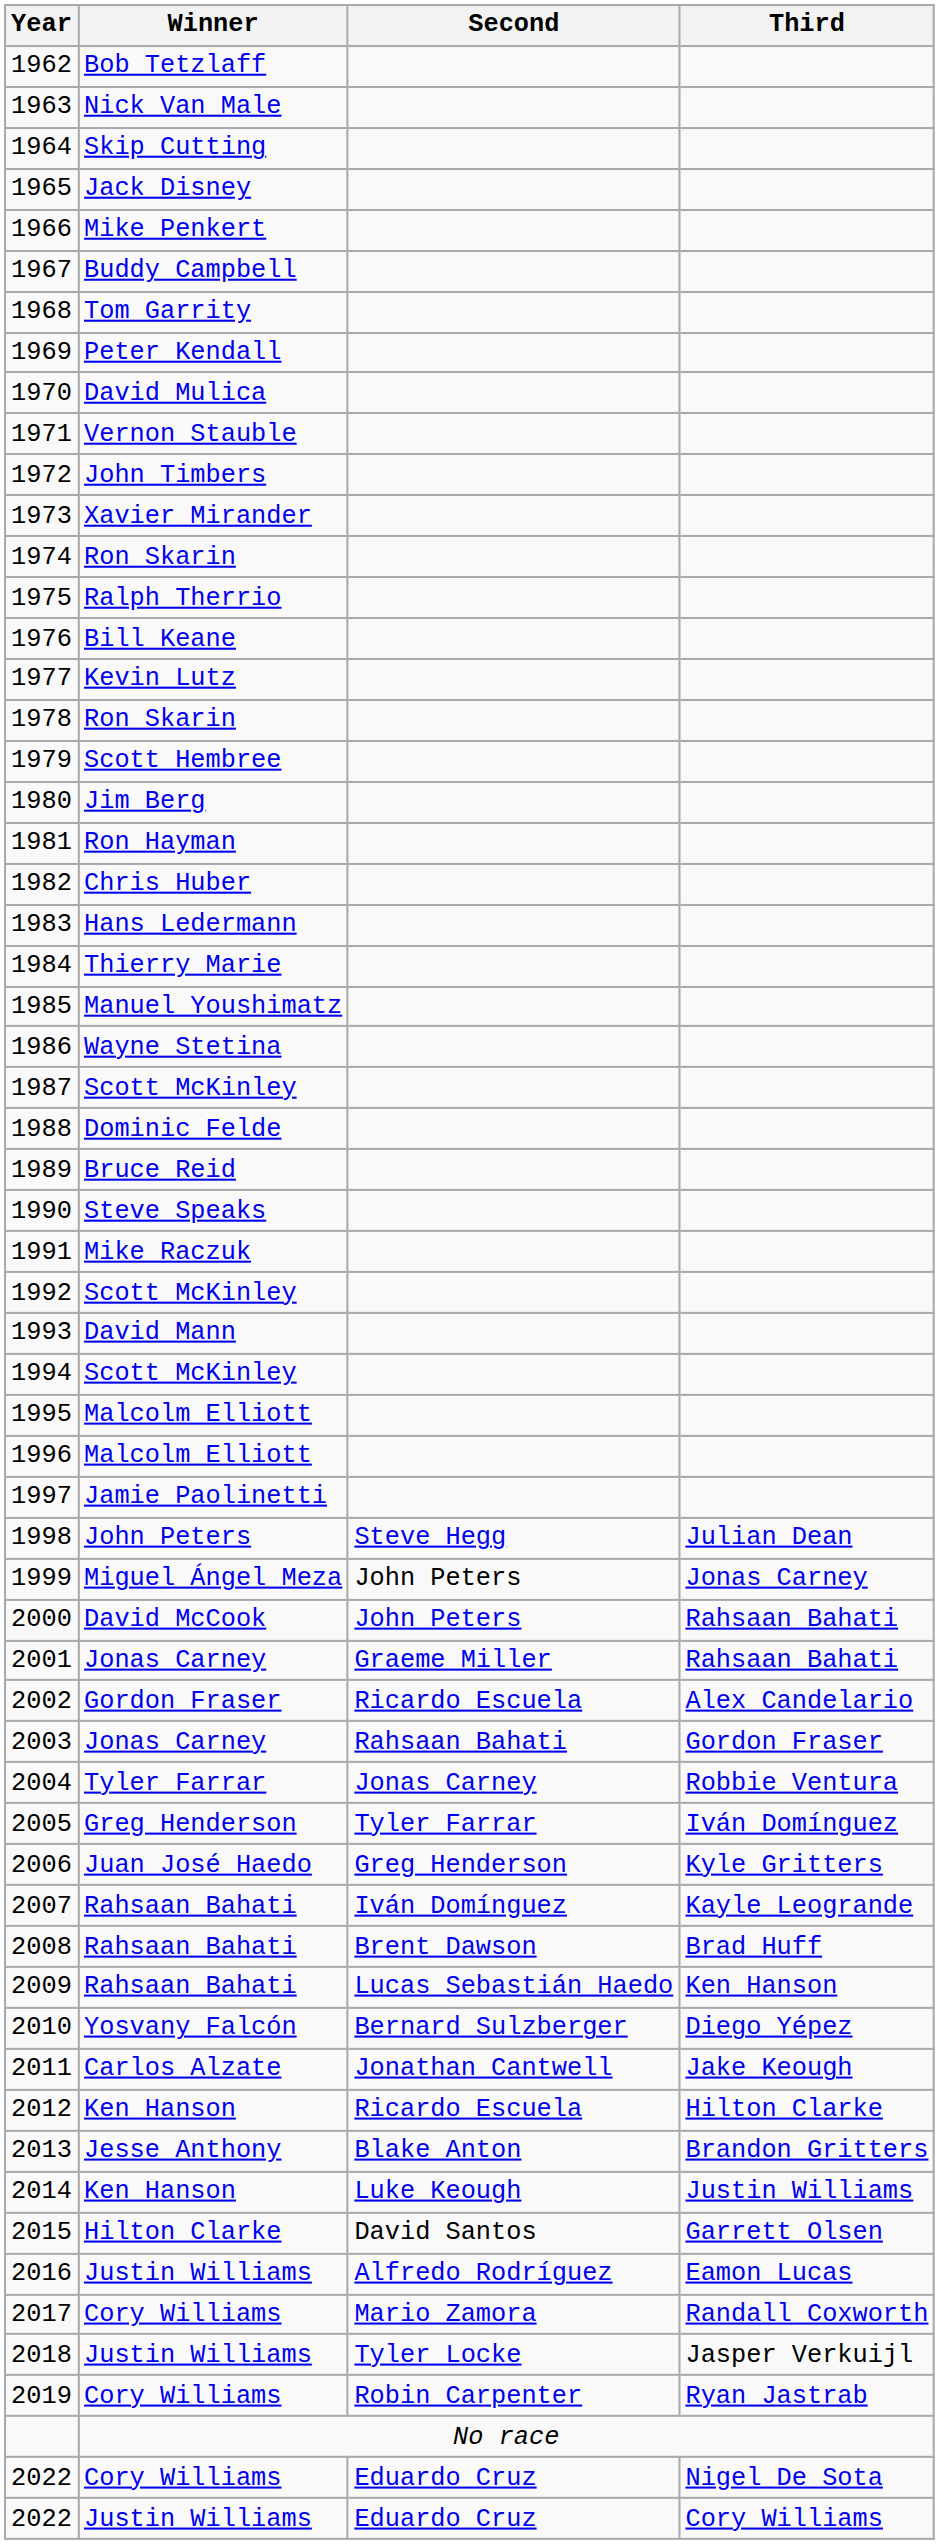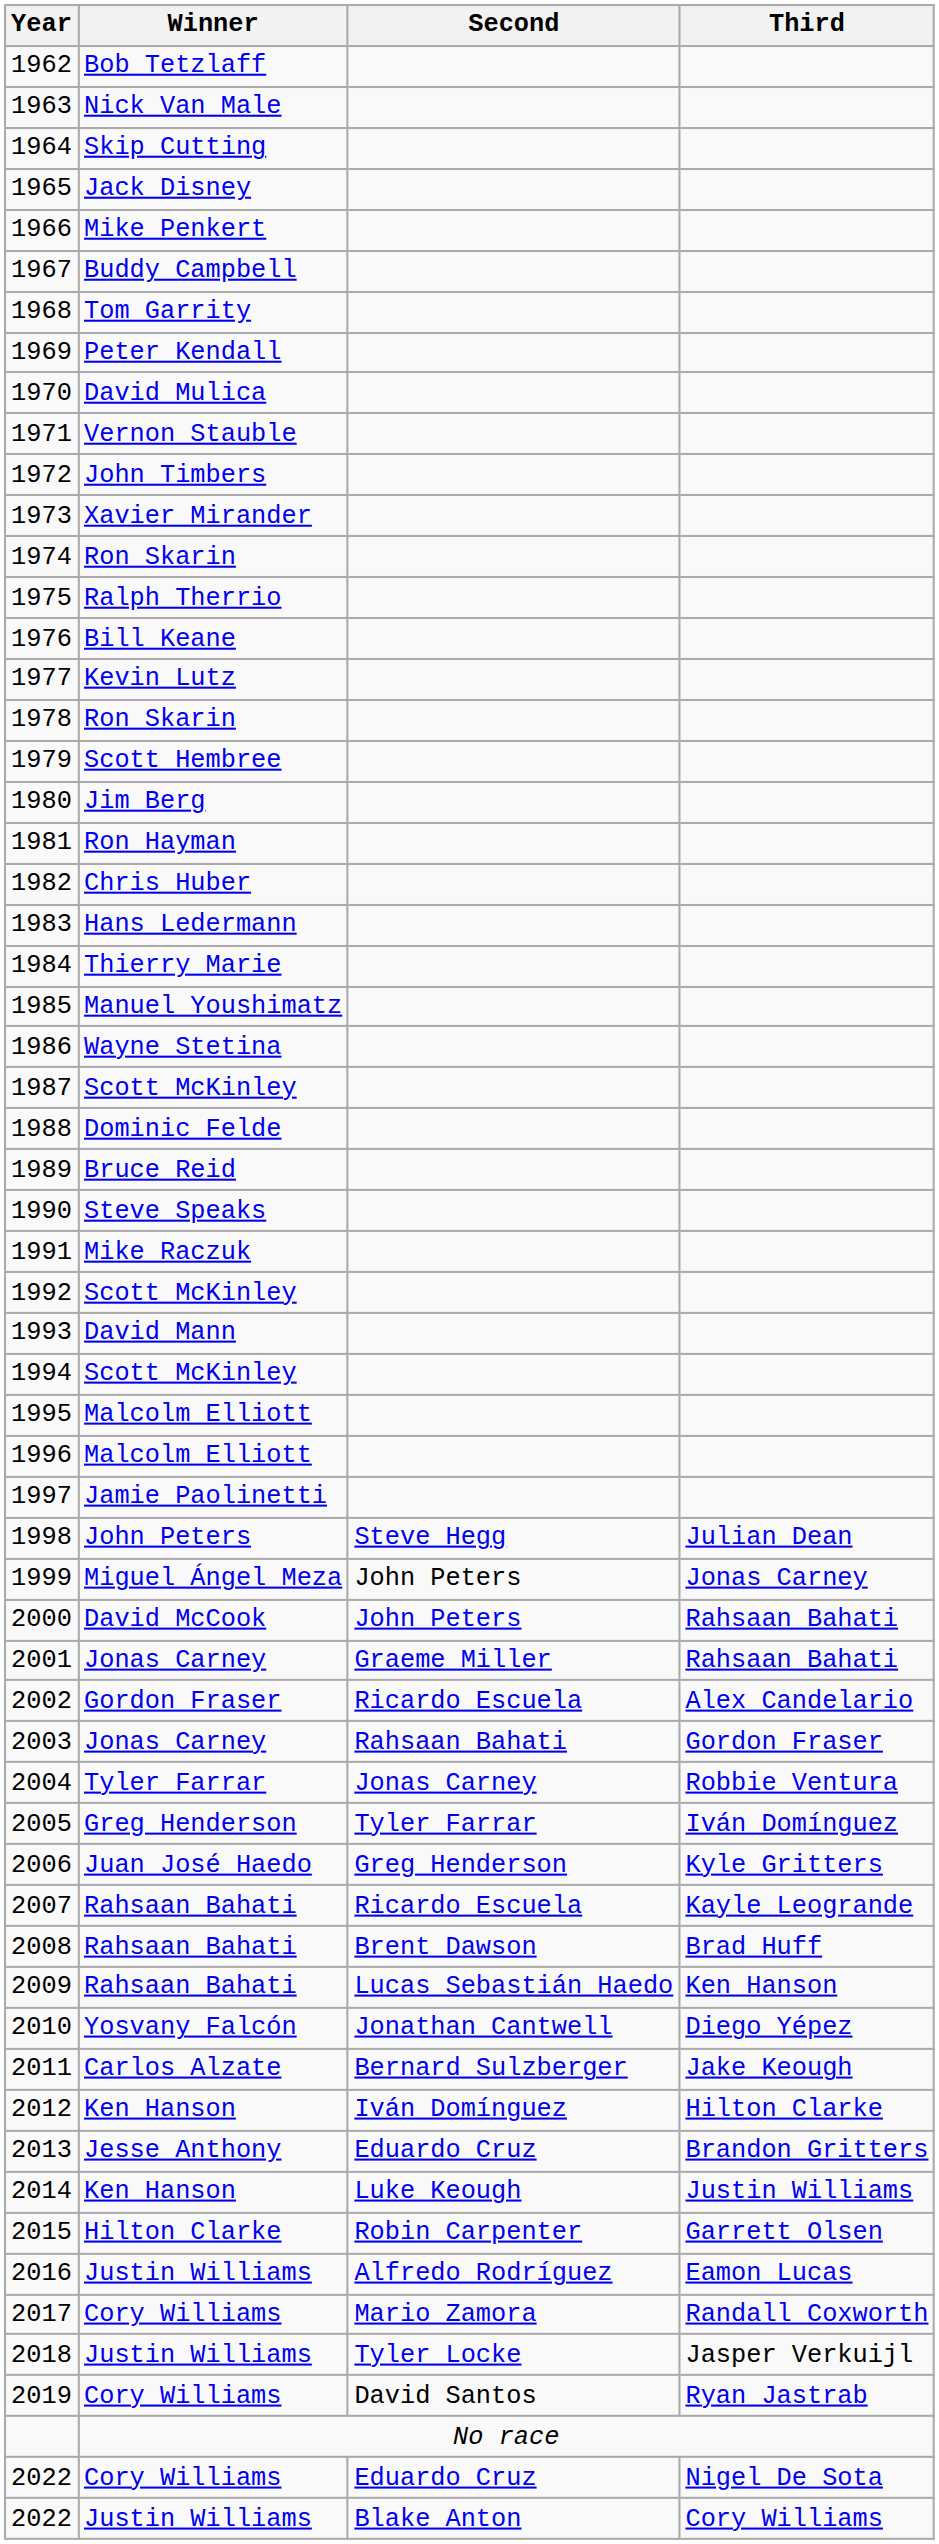(461, 1906) Iván Domínguez -> (468, 1906) Ricardo Escuela
(491, 2029) Bernard Sulzberger -> (483, 2029) Jonathan Cantwell
(483, 2069) Jonathan Cantwell -> (491, 2069) Bernard Sulzberger
(468, 2110) Ricardo Escuela -> (461, 2110) Iván Domínguez
(438, 2151) Blake Anton -> (446, 2151) Eduardo Cruz
(446, 2233) David Santos -> (468, 2233) Robin Carpenter
(468, 2396) Robin Carpenter -> (446, 2396) David Santos
(446, 2519) Eduardo Cruz -> (438, 2519) Blake Anton
